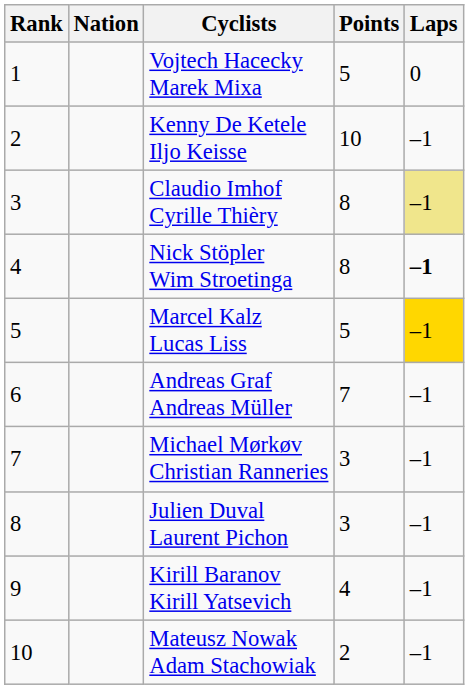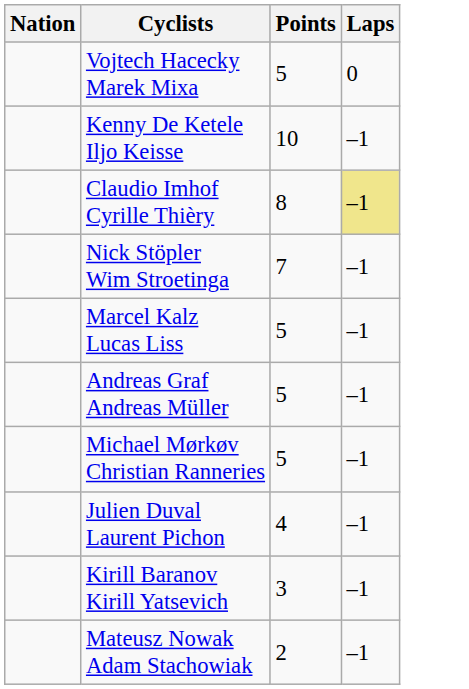- column: (36, 23)
(345, 266) 8 -> (281, 266) 7
(421, 266) bold -> (358, 266) normal
(421, 330) gold background -> (358, 330) no background
(345, 394) 7 -> (281, 394) 5
(345, 459) 3 -> (281, 459) 5
(345, 523) 3 -> (281, 523) 4
(345, 587) 4 -> (281, 587) 3
